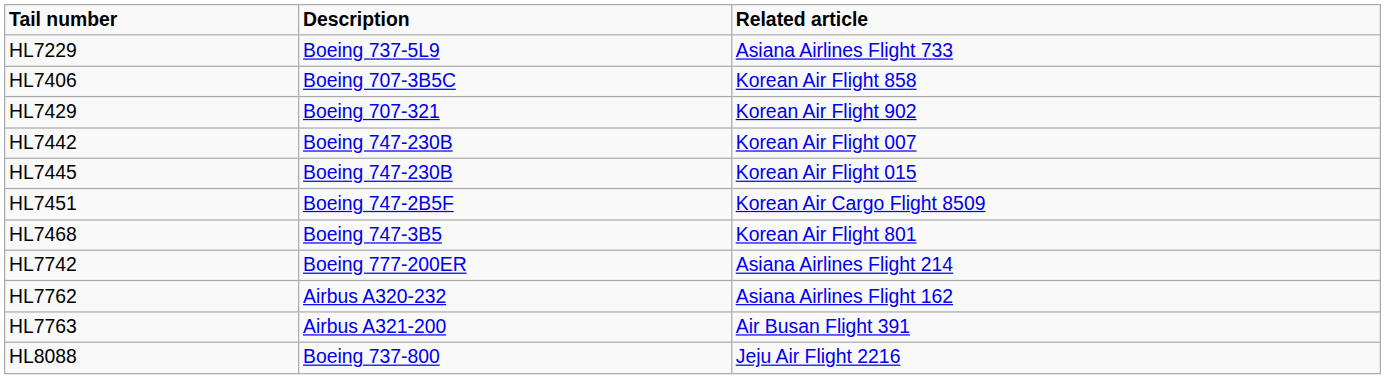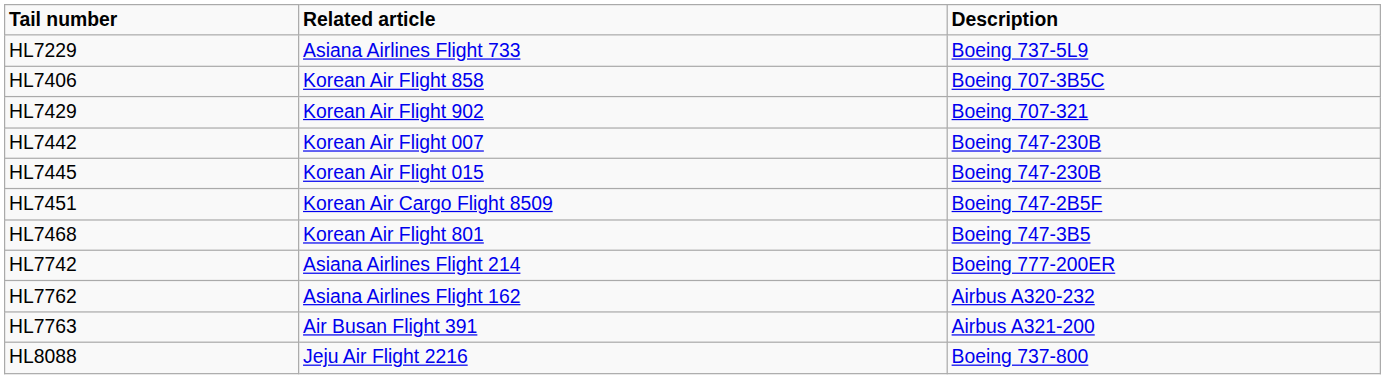columns swapped: (356, 19) <-> (802, 19)
